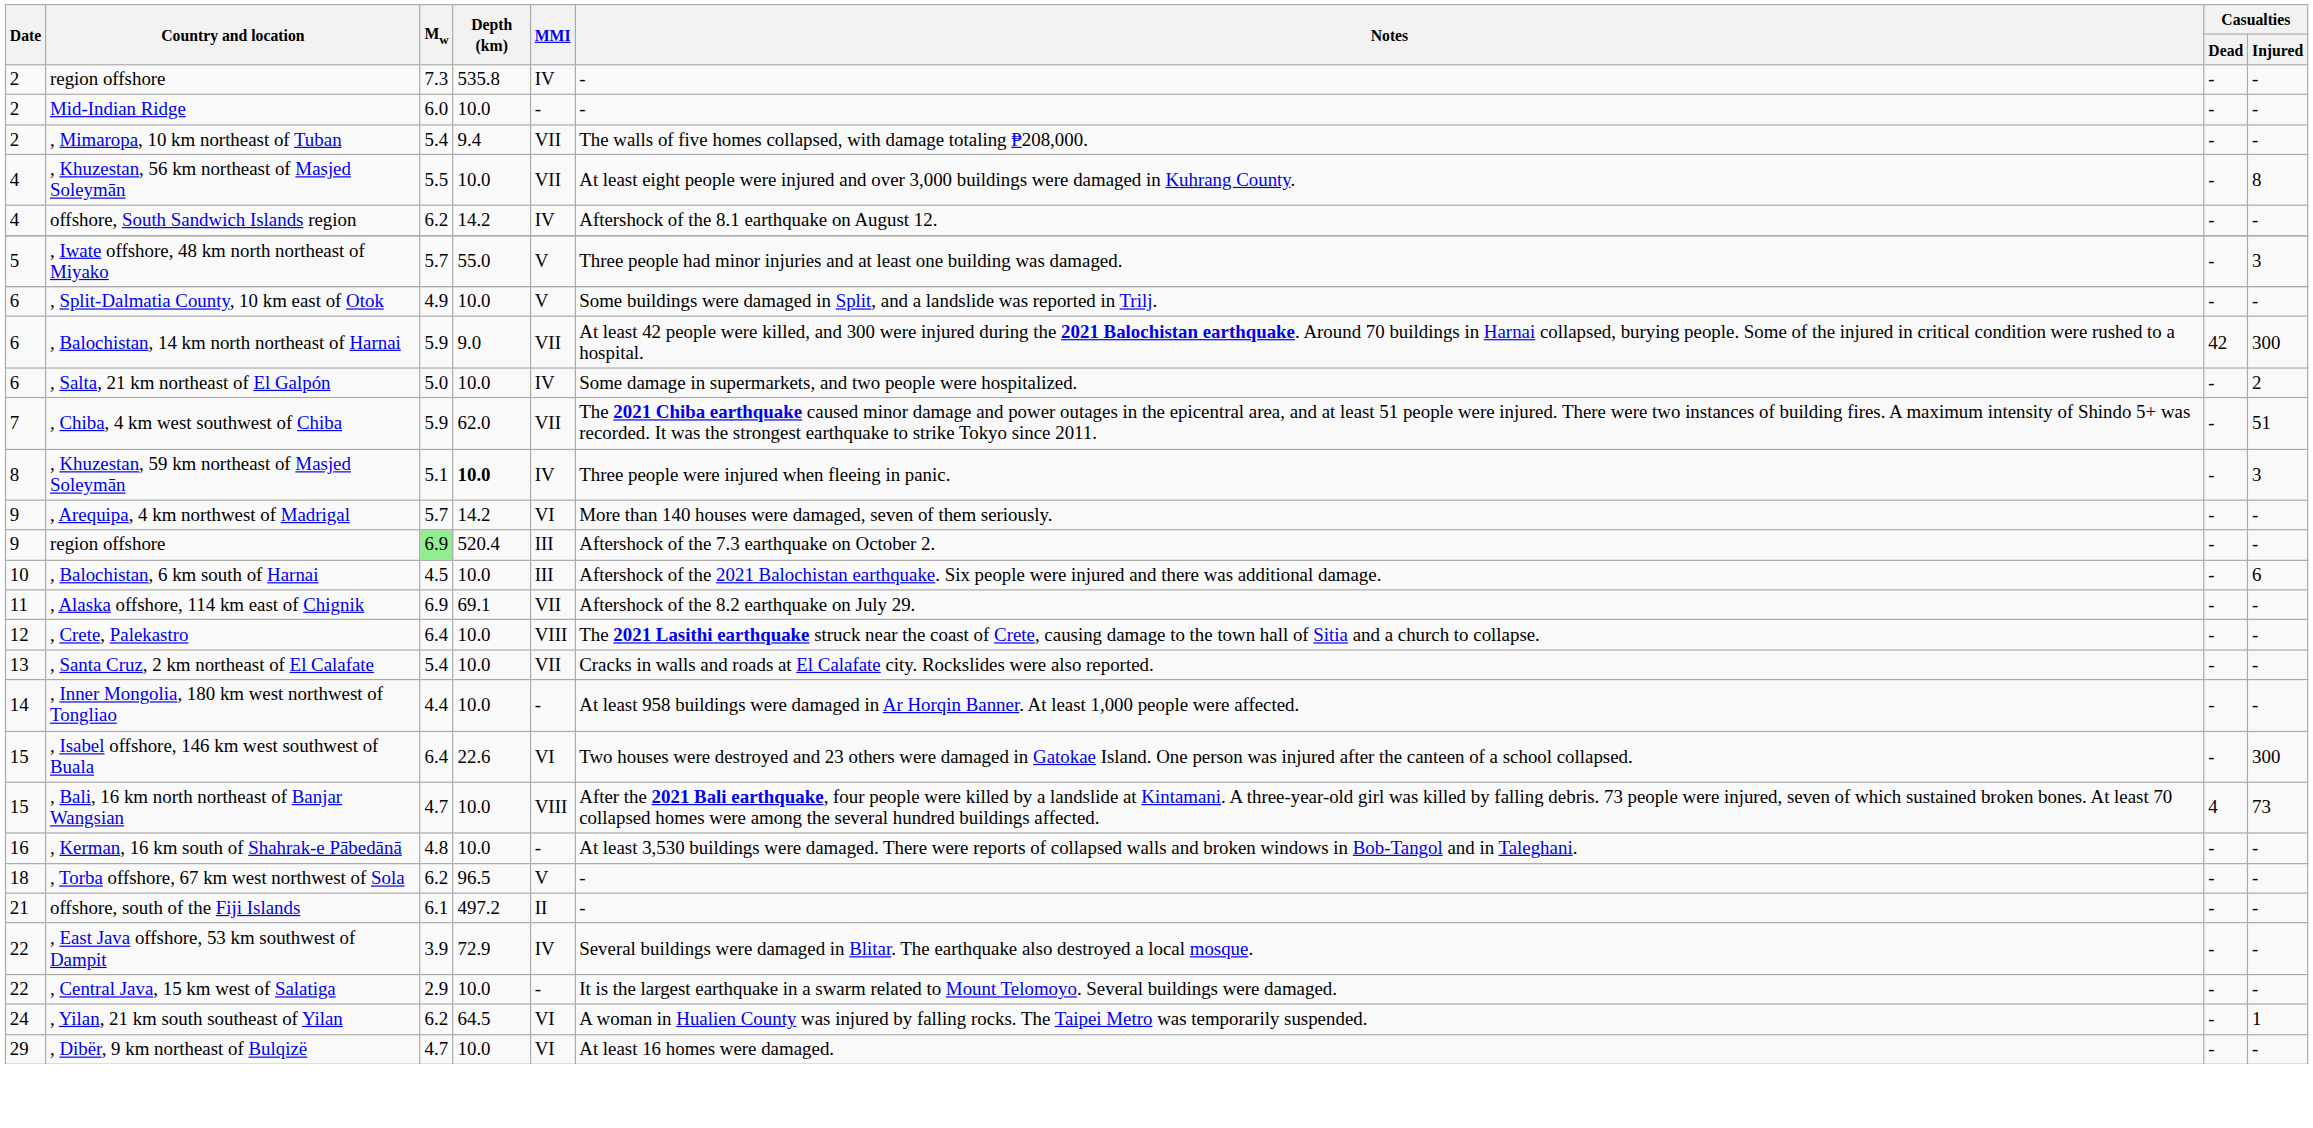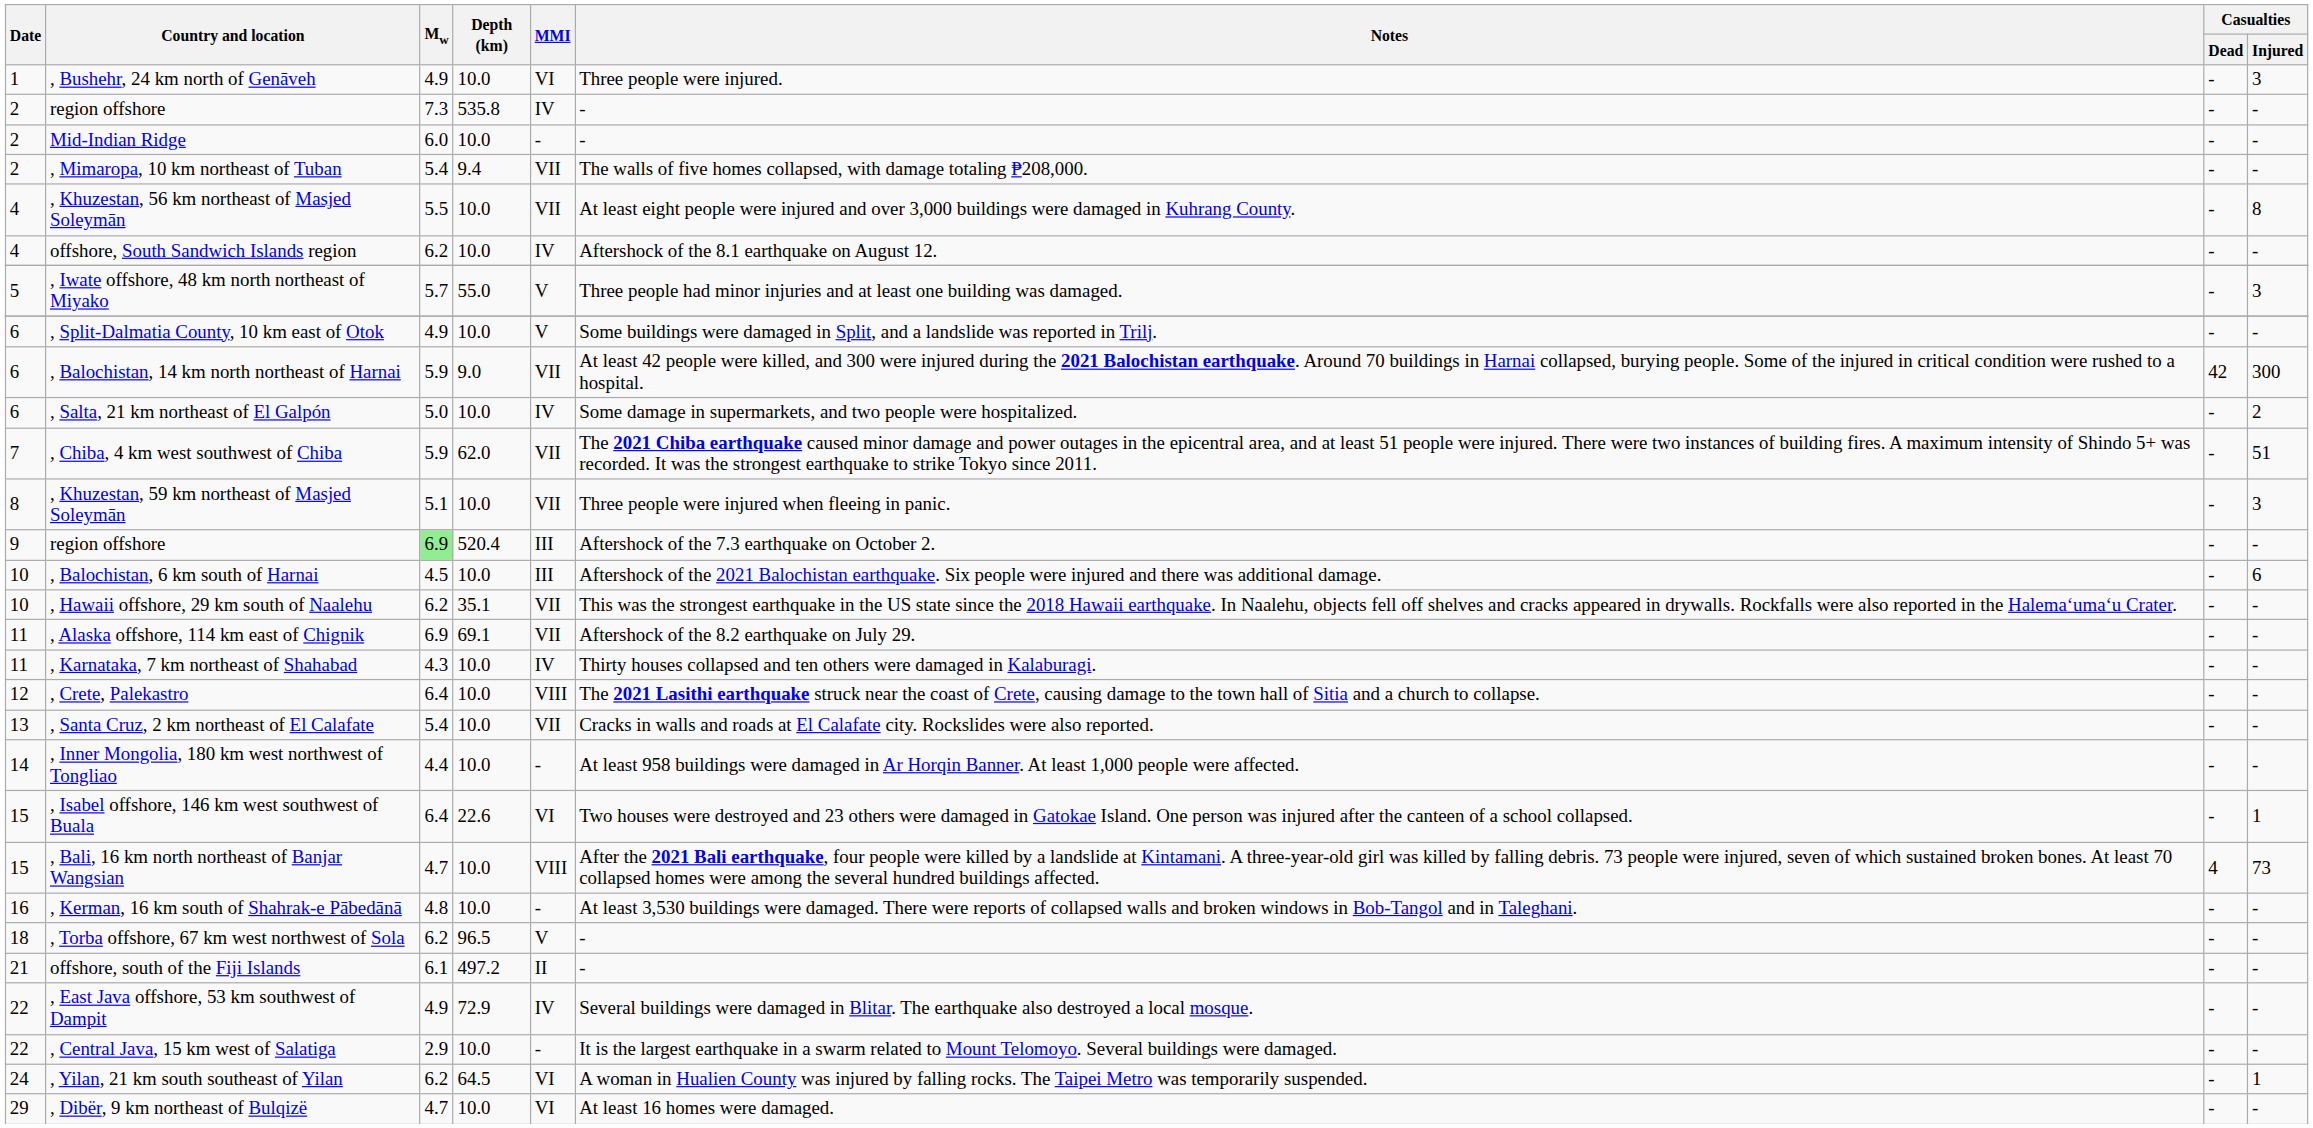+ row: (15, 79)
(474, 220) 14.2 -> (474, 250) 10.0
(474, 474) bold -> (474, 504) normal
(545, 474) IV -> (548, 504) VII
- row: (15, 514)
+ row: (19, 604)
+ row: (19, 664)
(2266, 756) 300 -> (2257, 816) 1
(436, 948) 3.9 -> (436, 1008) 4.9
